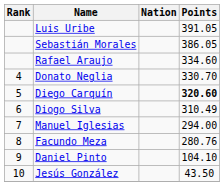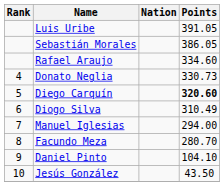(199, 77) 330.70 -> (199, 77) 330.73
(199, 141) 280.76 -> (199, 141) 280.70
